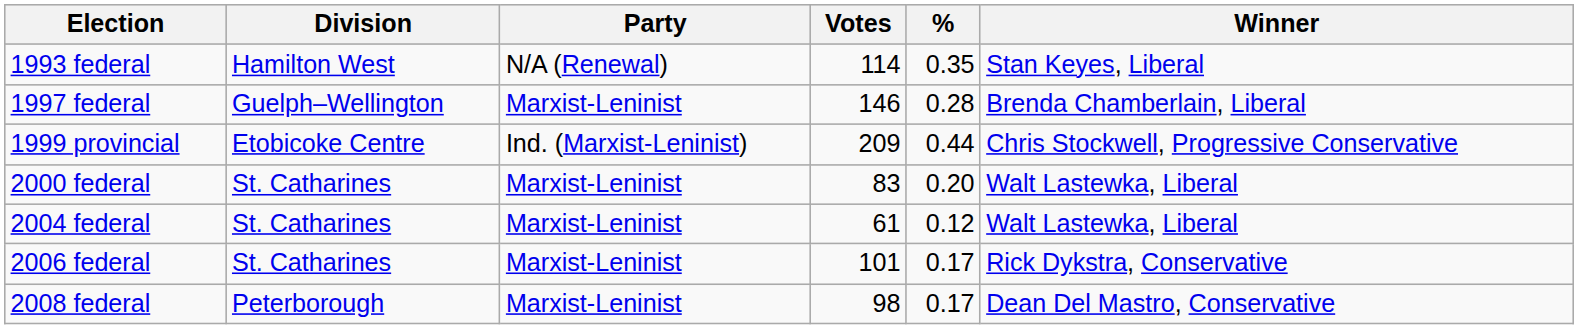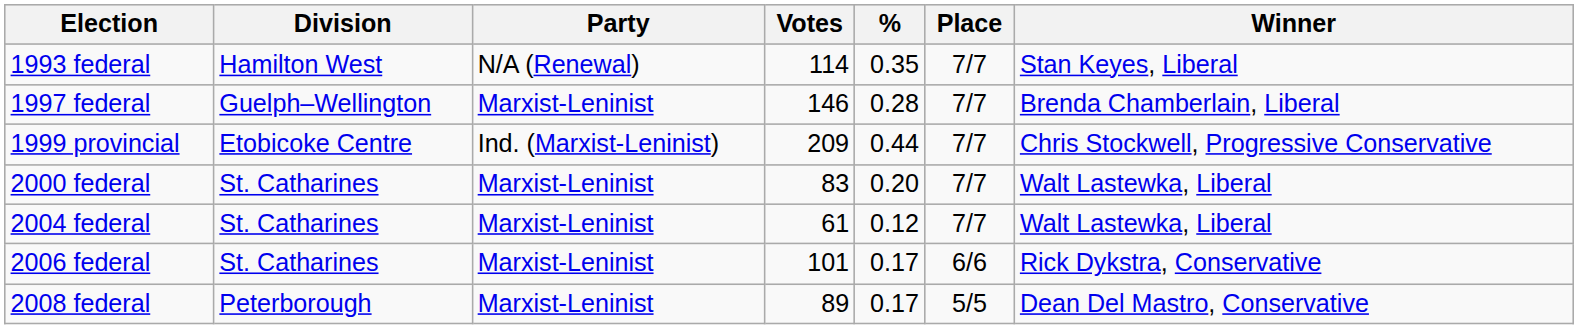+ column: (969, 24)
(886, 303) 98 -> (835, 303) 89
